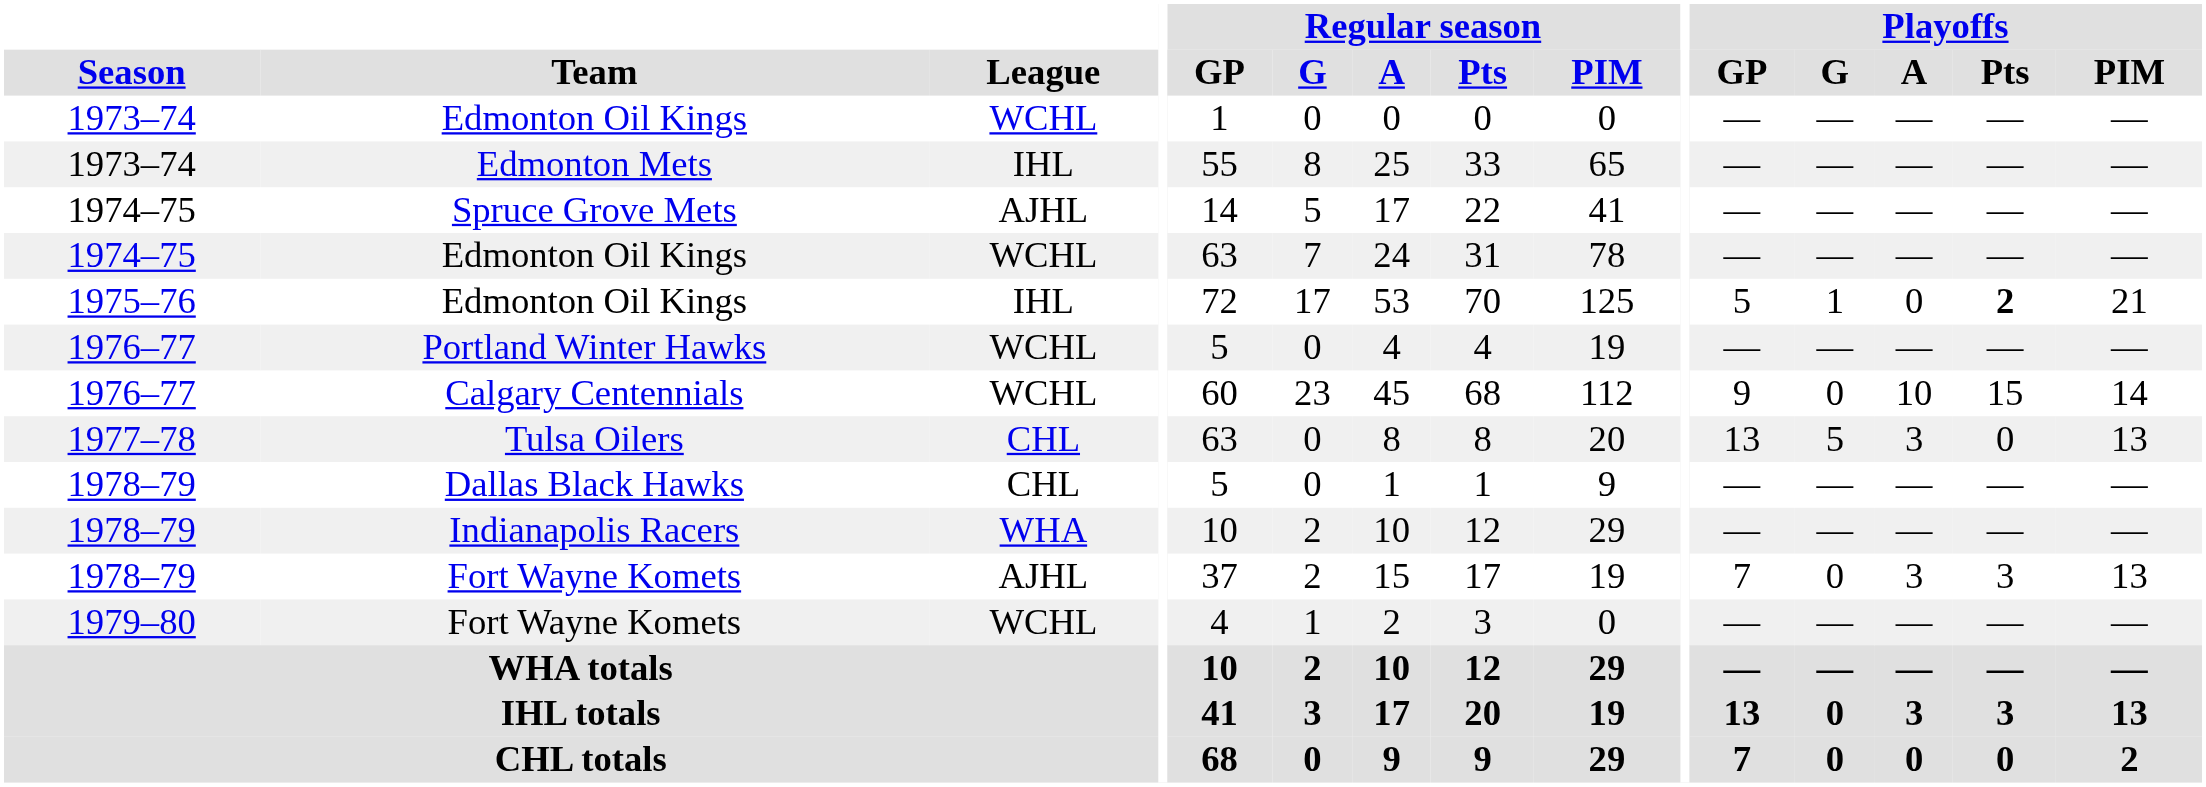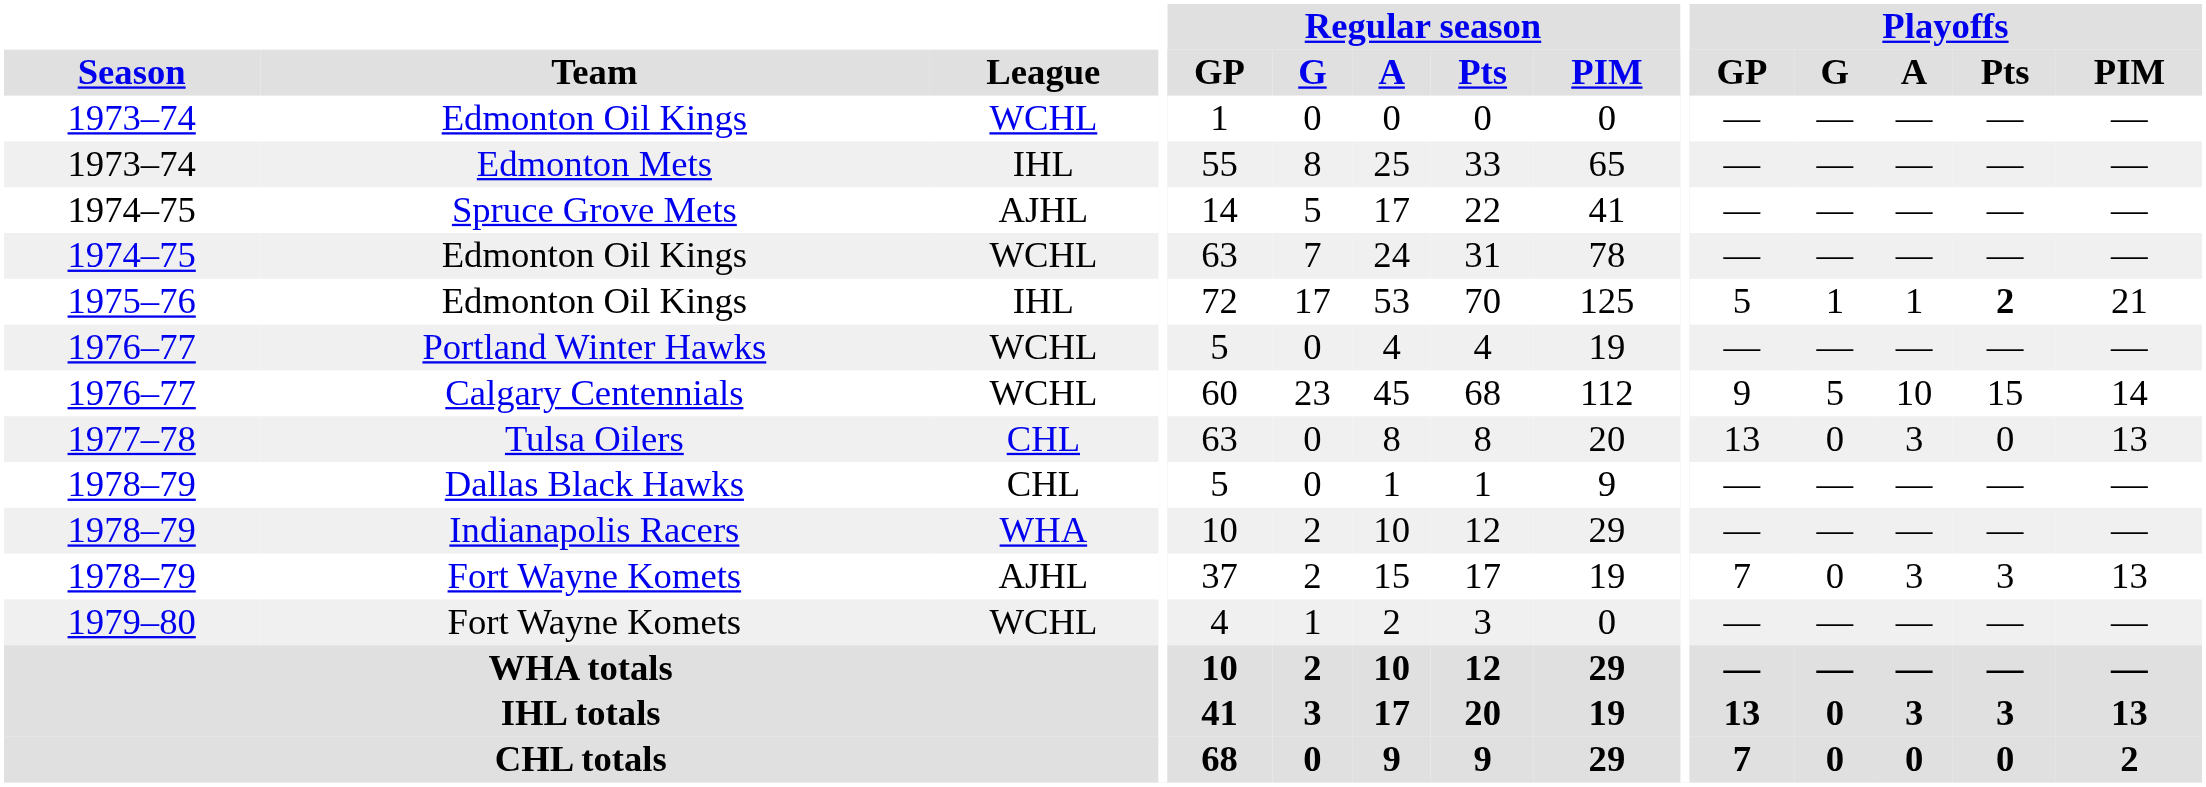(1914, 301) 0 -> (1914, 301) 1
(1835, 392) 0 -> (1835, 392) 5
(1835, 438) 5 -> (1835, 438) 0
